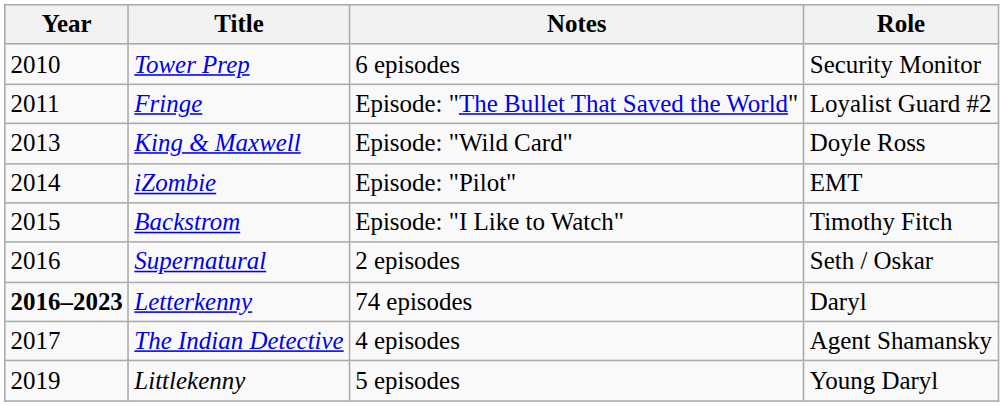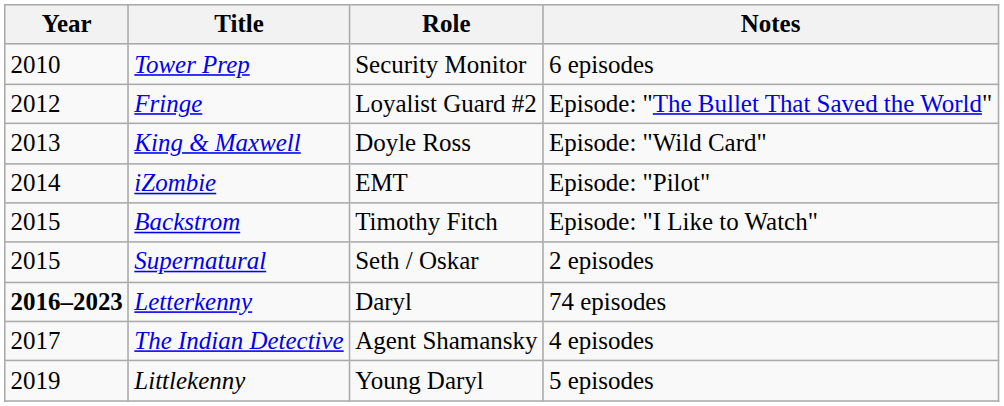columns swapped: (901, 24) <-> (577, 24)
(35, 103) 2011 -> (35, 103) 2012
(35, 261) 2016 -> (35, 261) 2015
